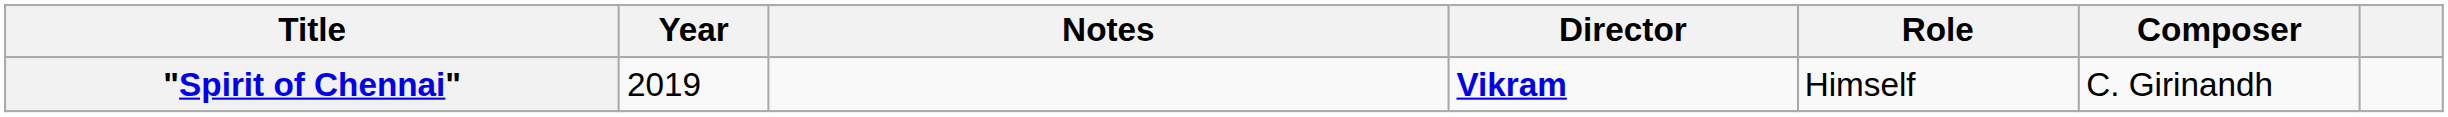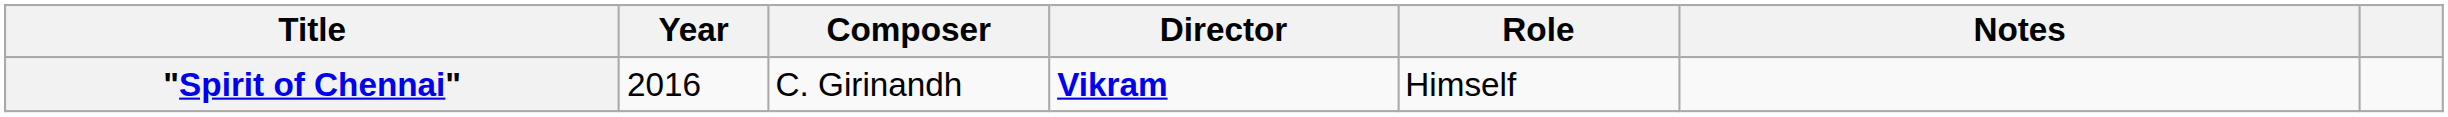columns swapped: (2219, 30) <-> (1108, 30)
(664, 83) 2019 -> (664, 83) 2016
